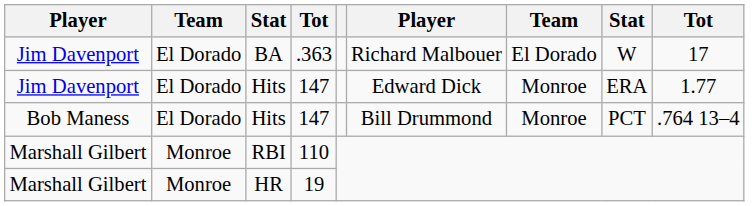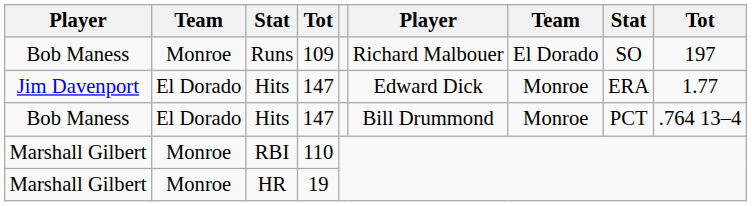- row: (78, 53)
+ row: (78, 53)
